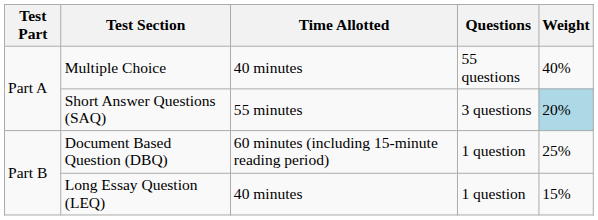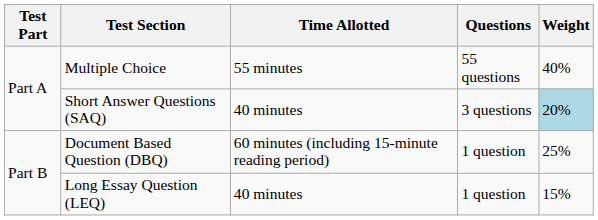(268, 67) 40 minutes -> (268, 67) 55 minutes
(268, 109) 55 minutes -> (268, 109) 40 minutes
